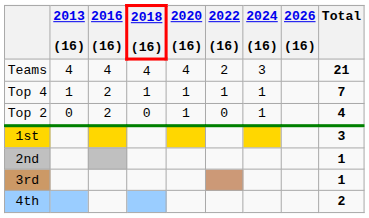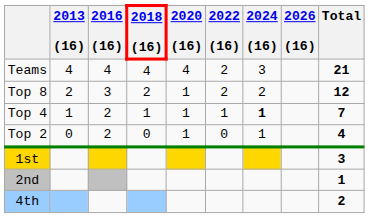+ row: (27, 92)
(262, 92) normal -> (262, 114) bold
- row: (27, 180)
